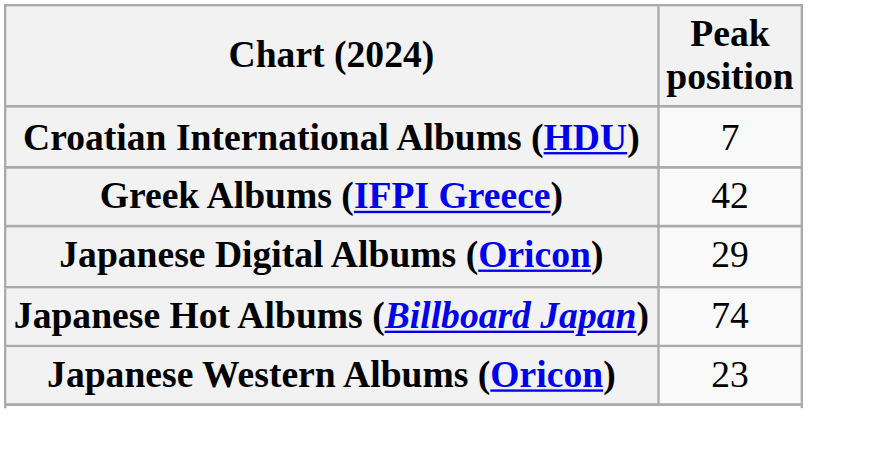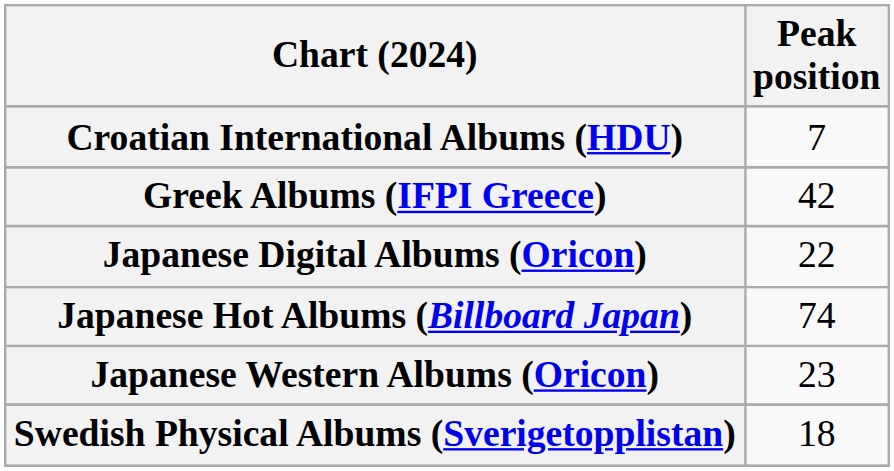(730, 255) 29 -> (817, 255) 22
+ row: (375, 434)
